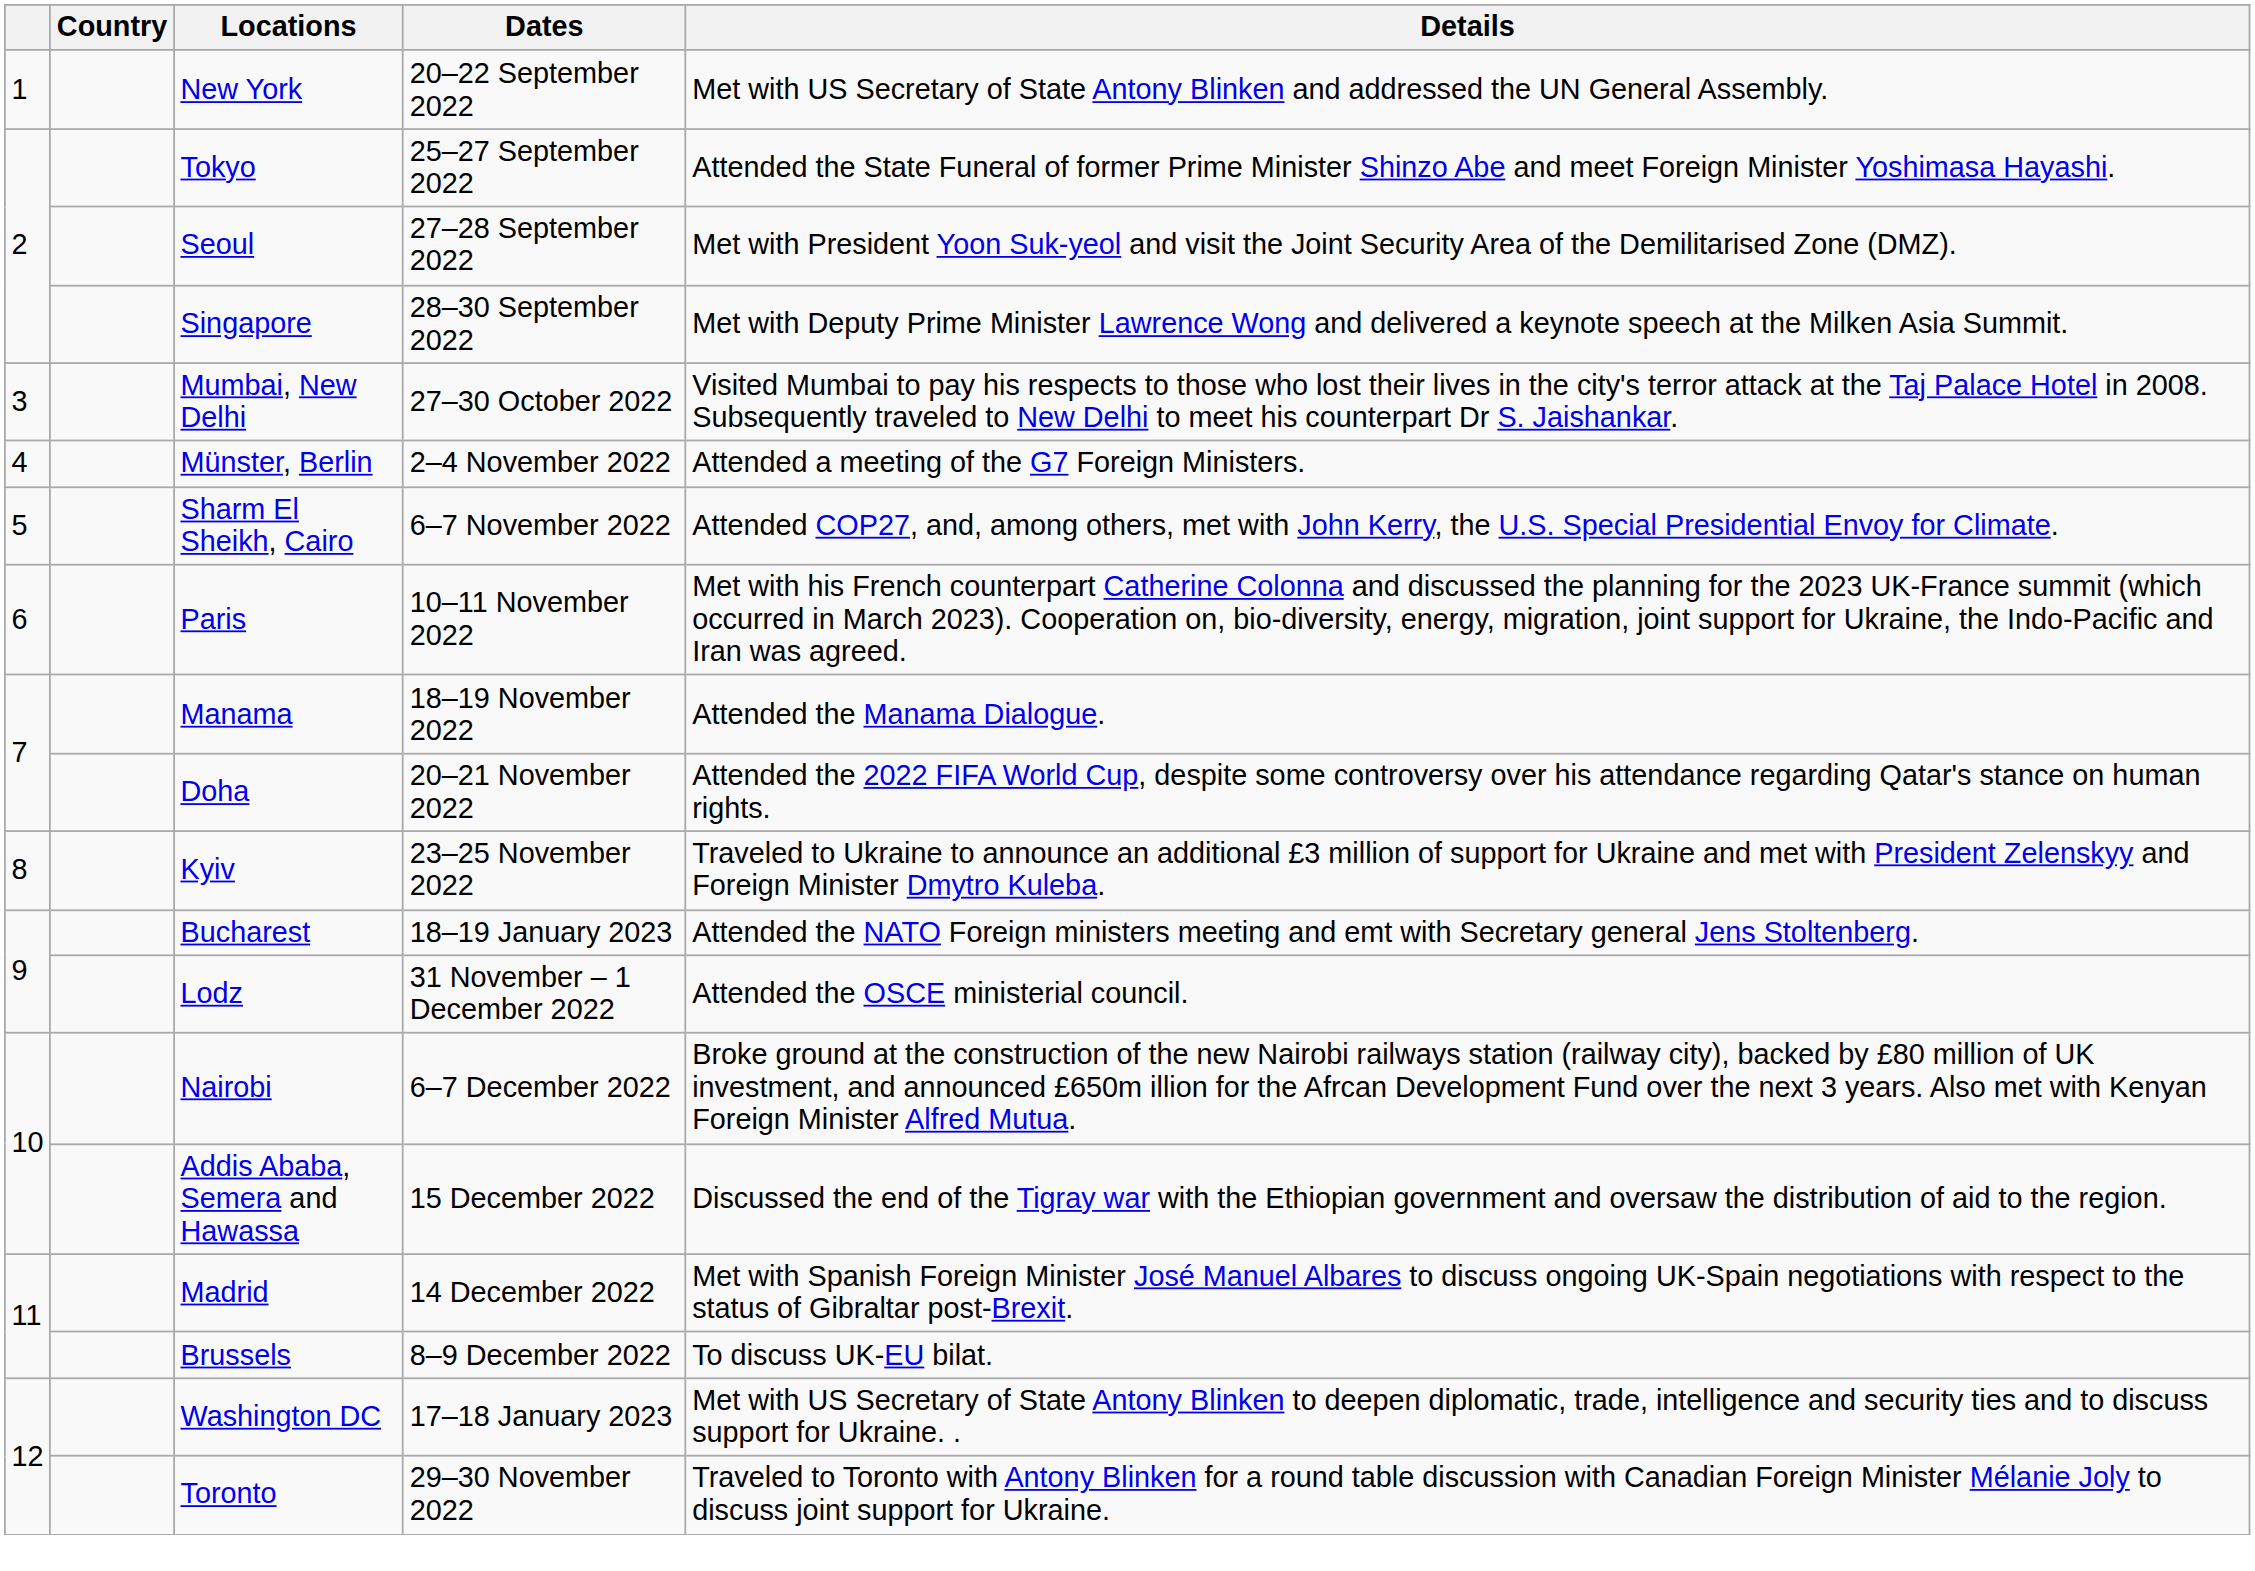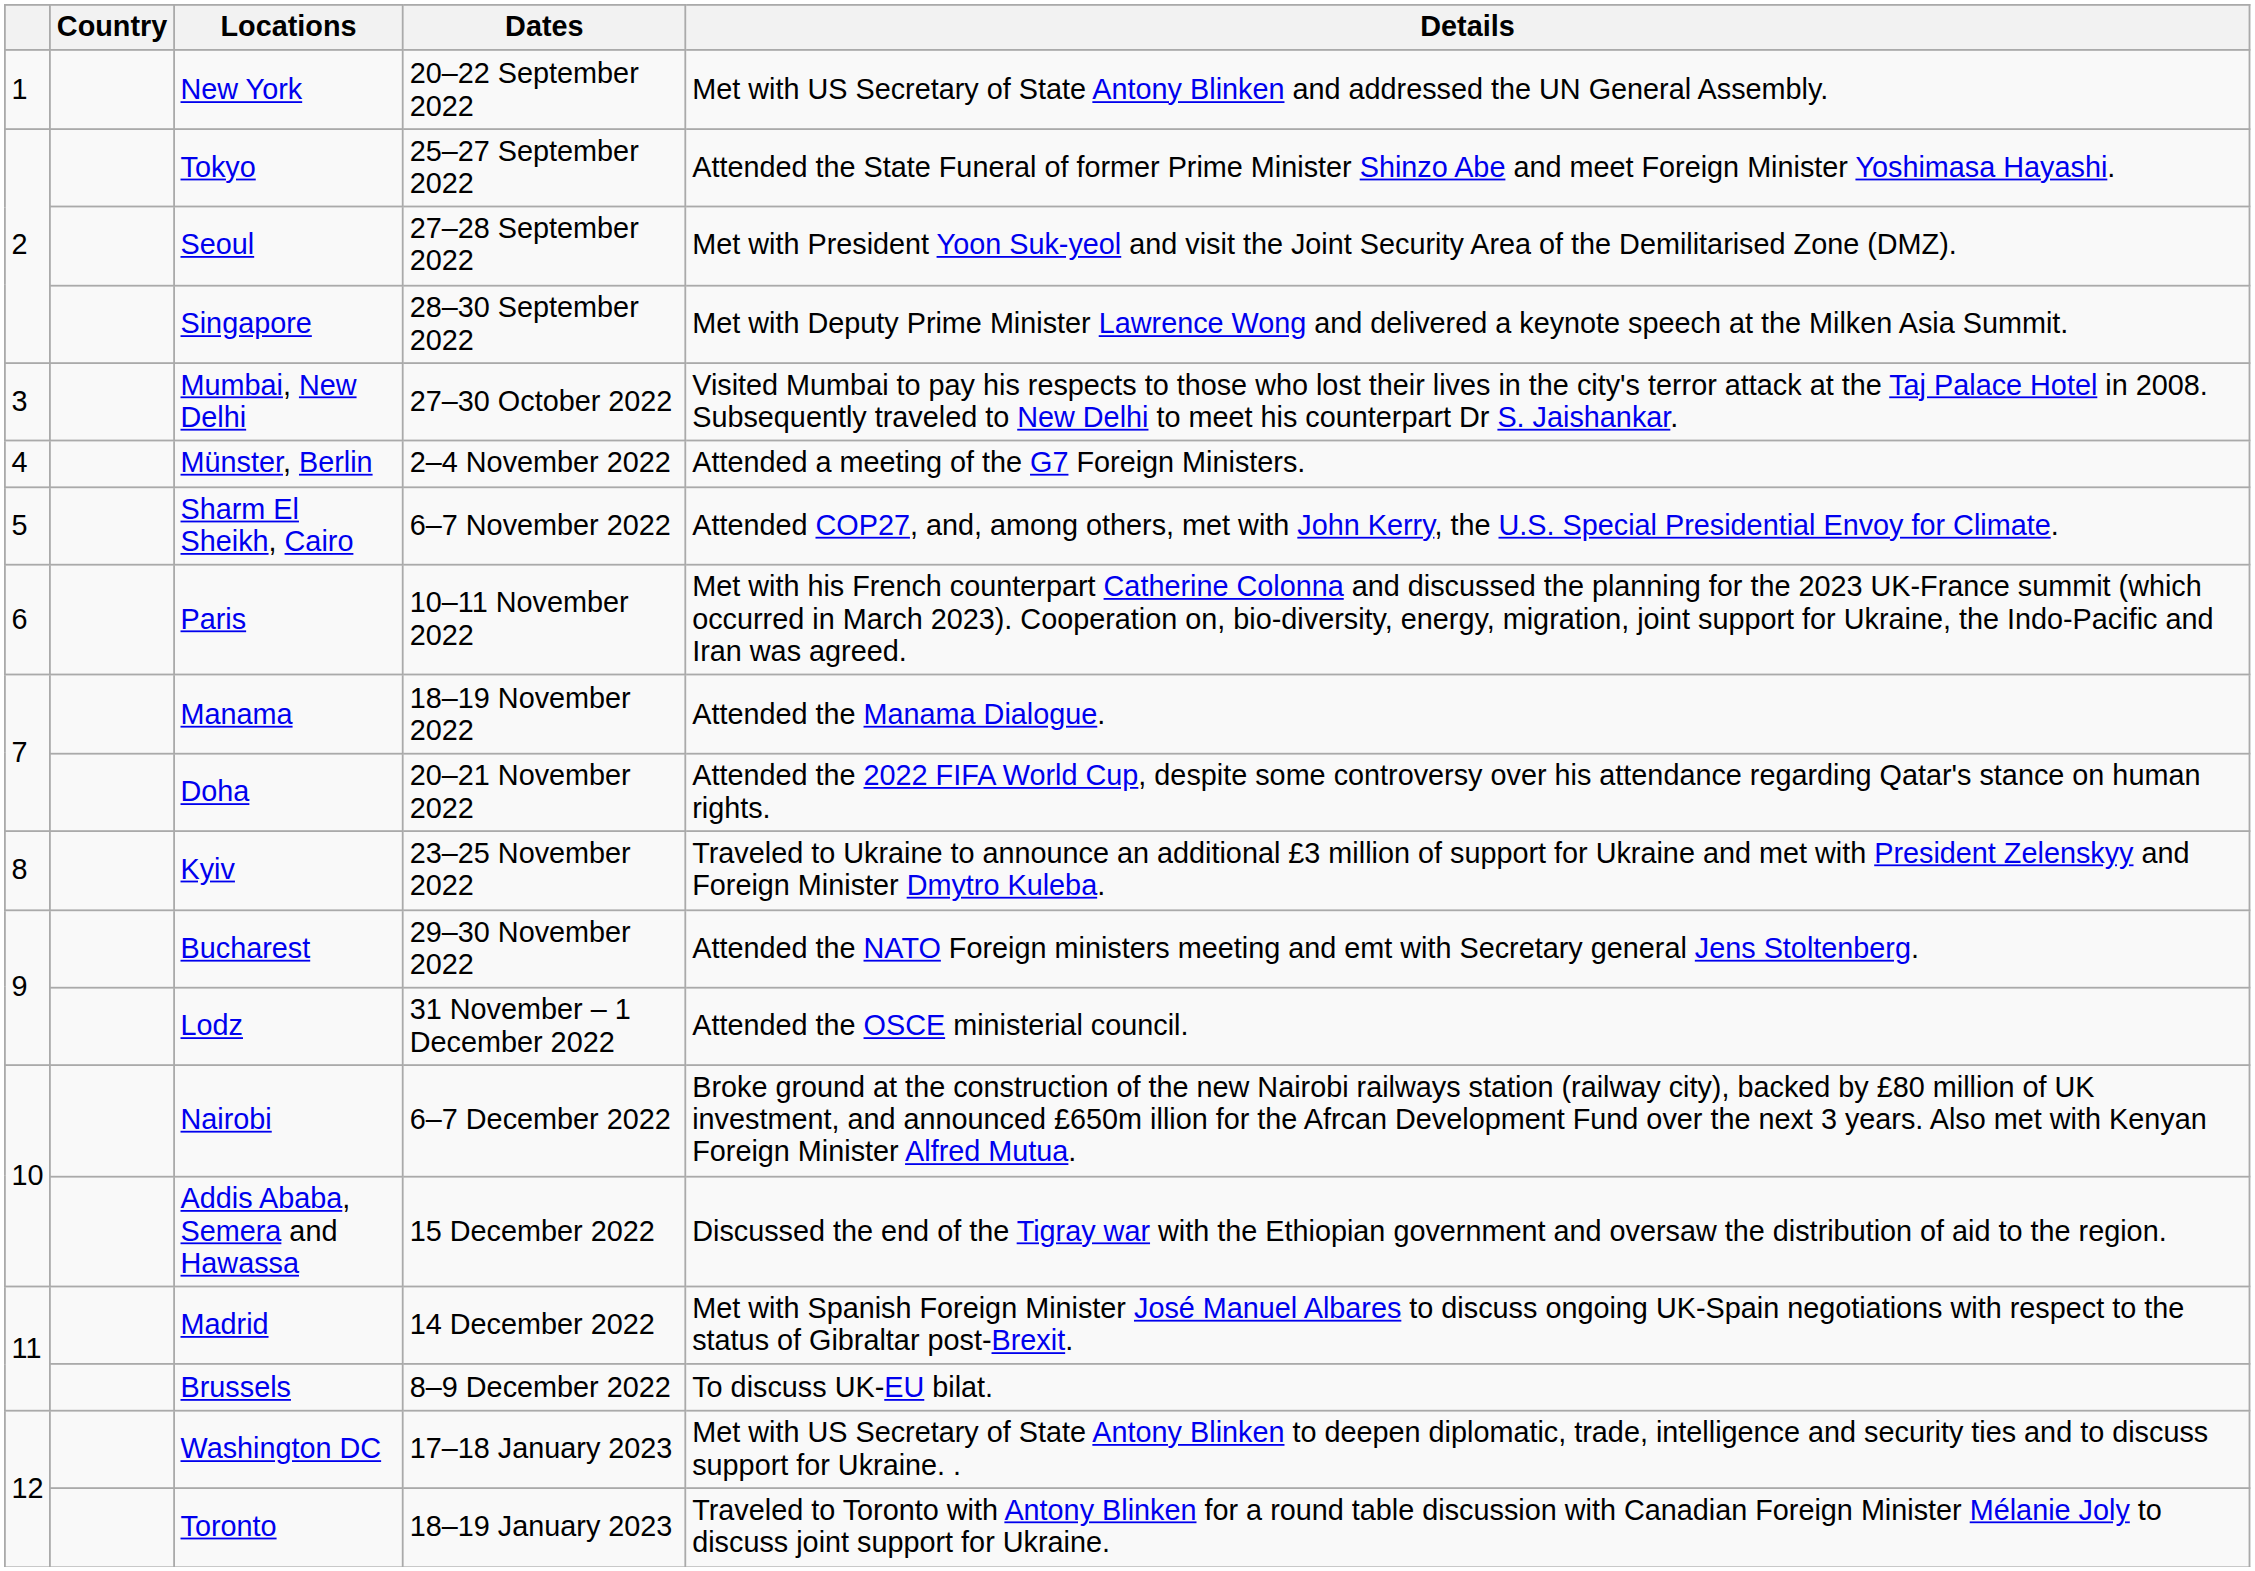(541, 931) 18–19 January 2023 -> (520, 948) 29–30 November 2022
(520, 1494) 29–30 November 2022 -> (541, 1526) 18–19 January 2023
